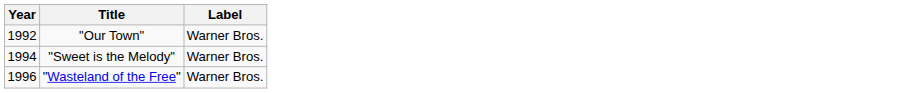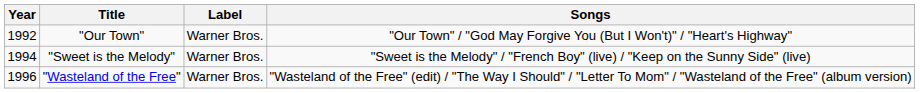+ column: (591, 14)
